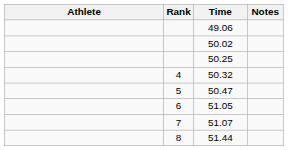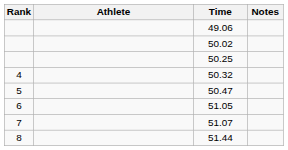columns swapped: (179, 12) <-> (84, 12)
